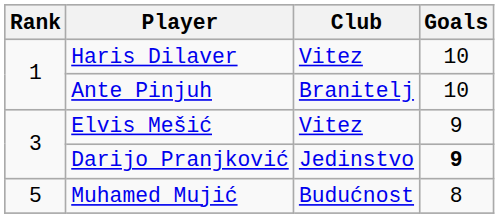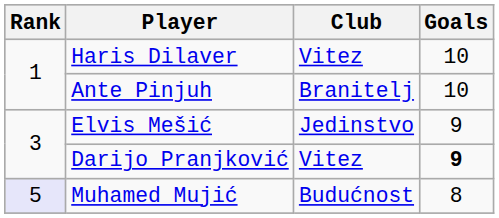(331, 126) Vitez -> (356, 126) Jedinstvo
(356, 161) Jedinstvo -> (331, 161) Vitez
(35, 196) no background -> (35, 196) lavender background
